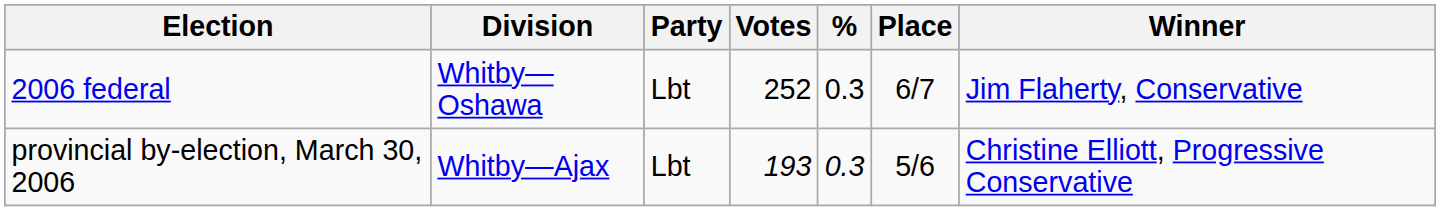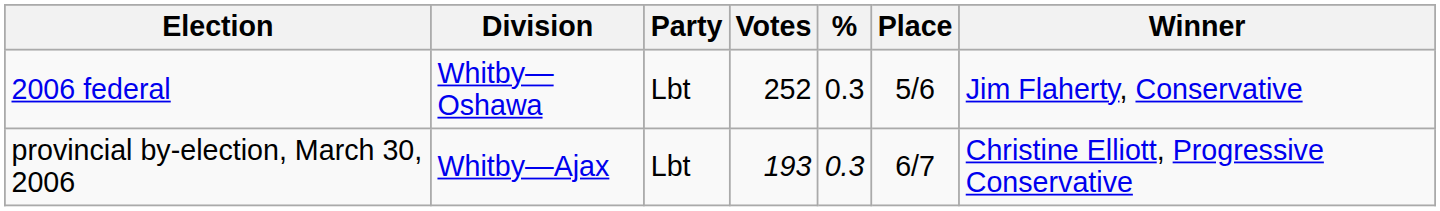(915, 88) 6/7 -> (915, 88) 5/6
(915, 166) 5/6 -> (915, 166) 6/7
